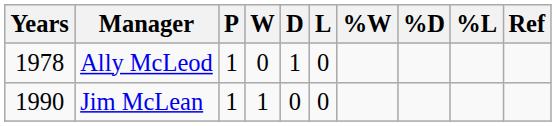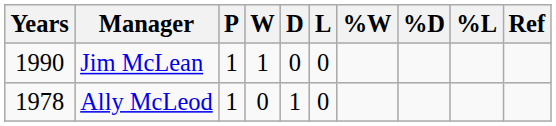rows swapped: (146, 62) <-> (142, 101)
